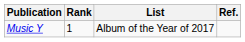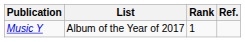columns swapped: (155, 12) <-> (79, 12)
